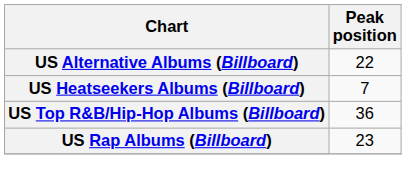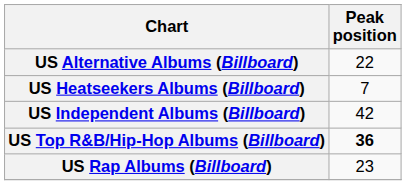+ row: (167, 114)
(365, 114) normal -> (365, 140) bold
